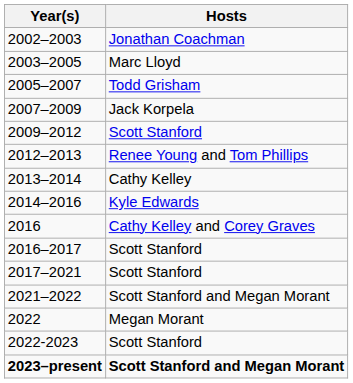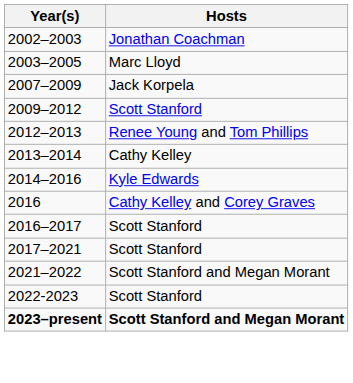- row: (45, 86)
- row: (24, 319)
